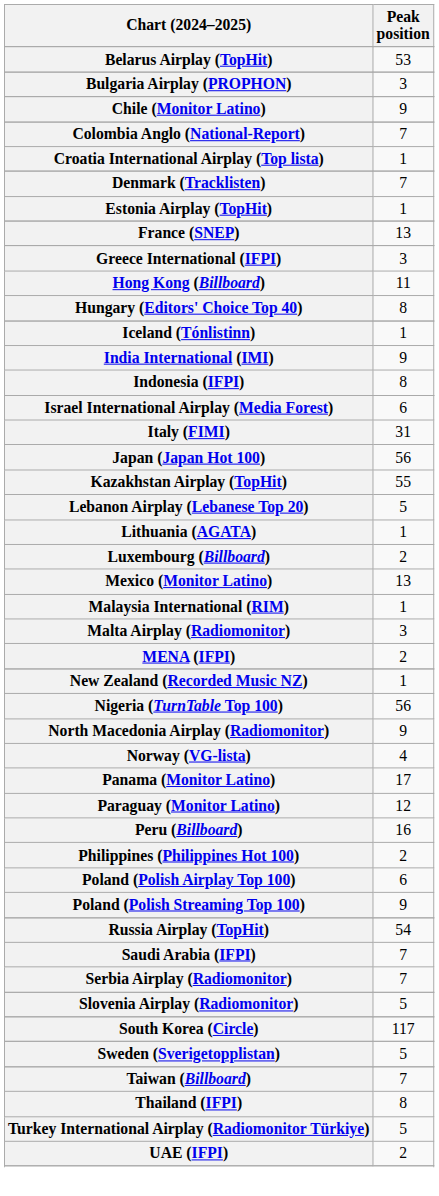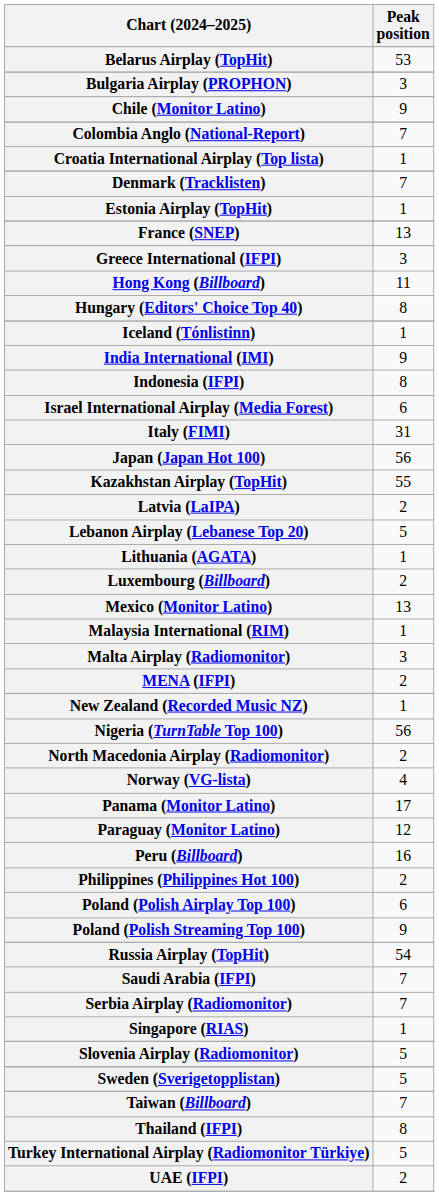+ row: (189, 507)
(403, 730) 9 -> (403, 755) 2
+ row: (189, 1029)
- row: (189, 1029)
